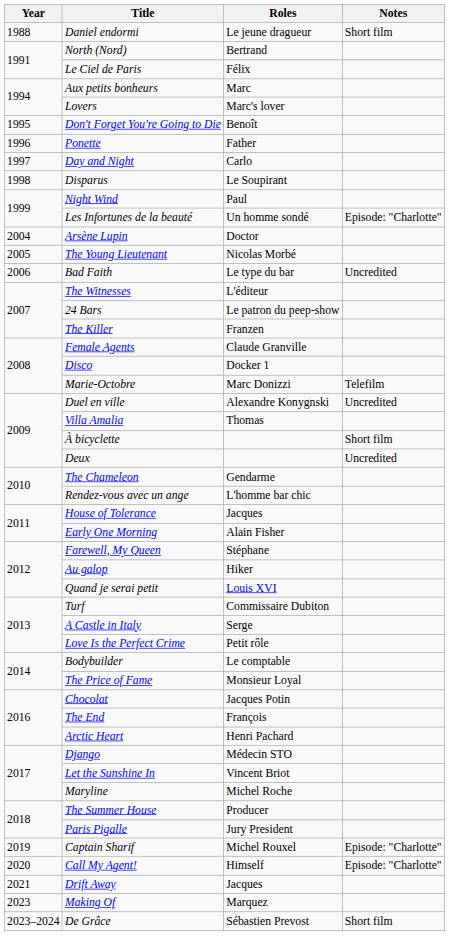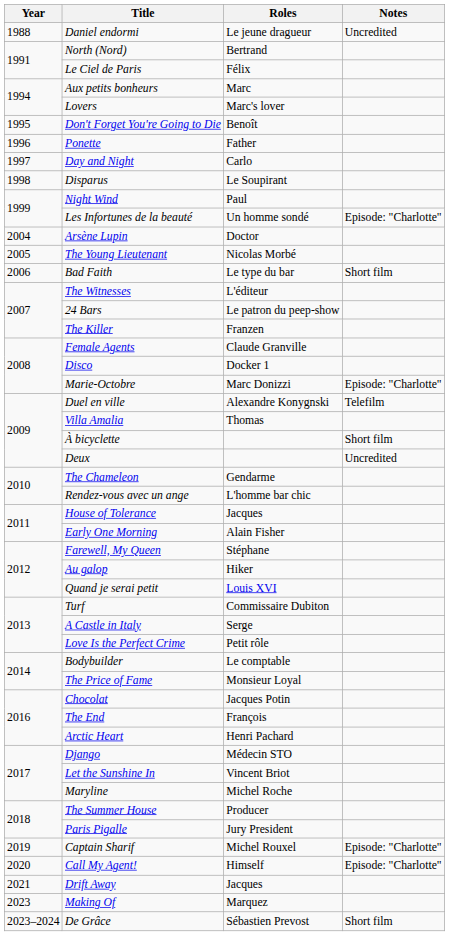(369, 32) Short film -> (371, 32) Uncredited
(371, 273) Uncredited -> (369, 273) Short film
(365, 384) Telefilm -> (393, 384) Episode: "Charlotte"
(371, 402) Uncredited -> (365, 402) Telefilm
